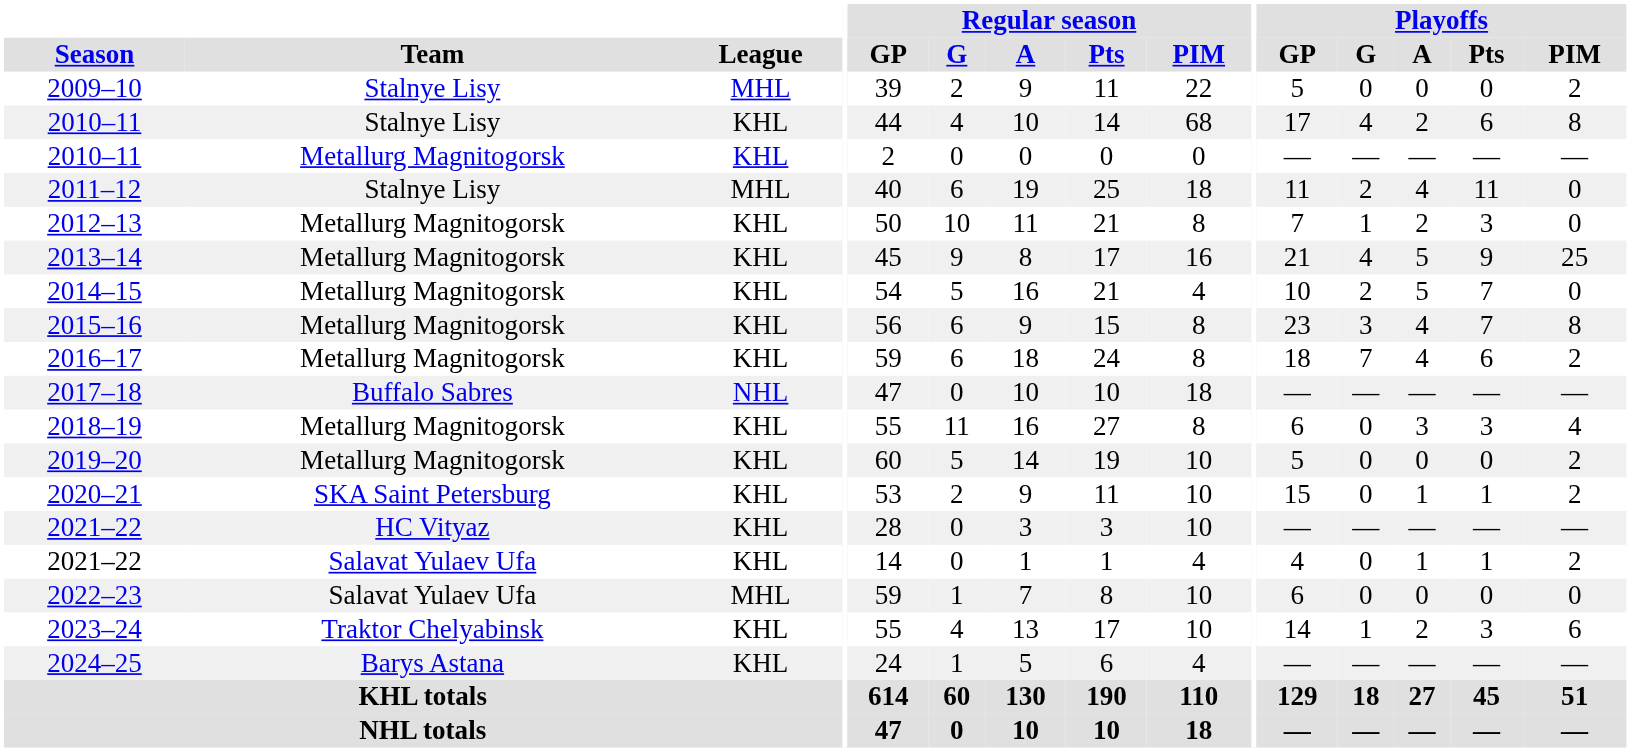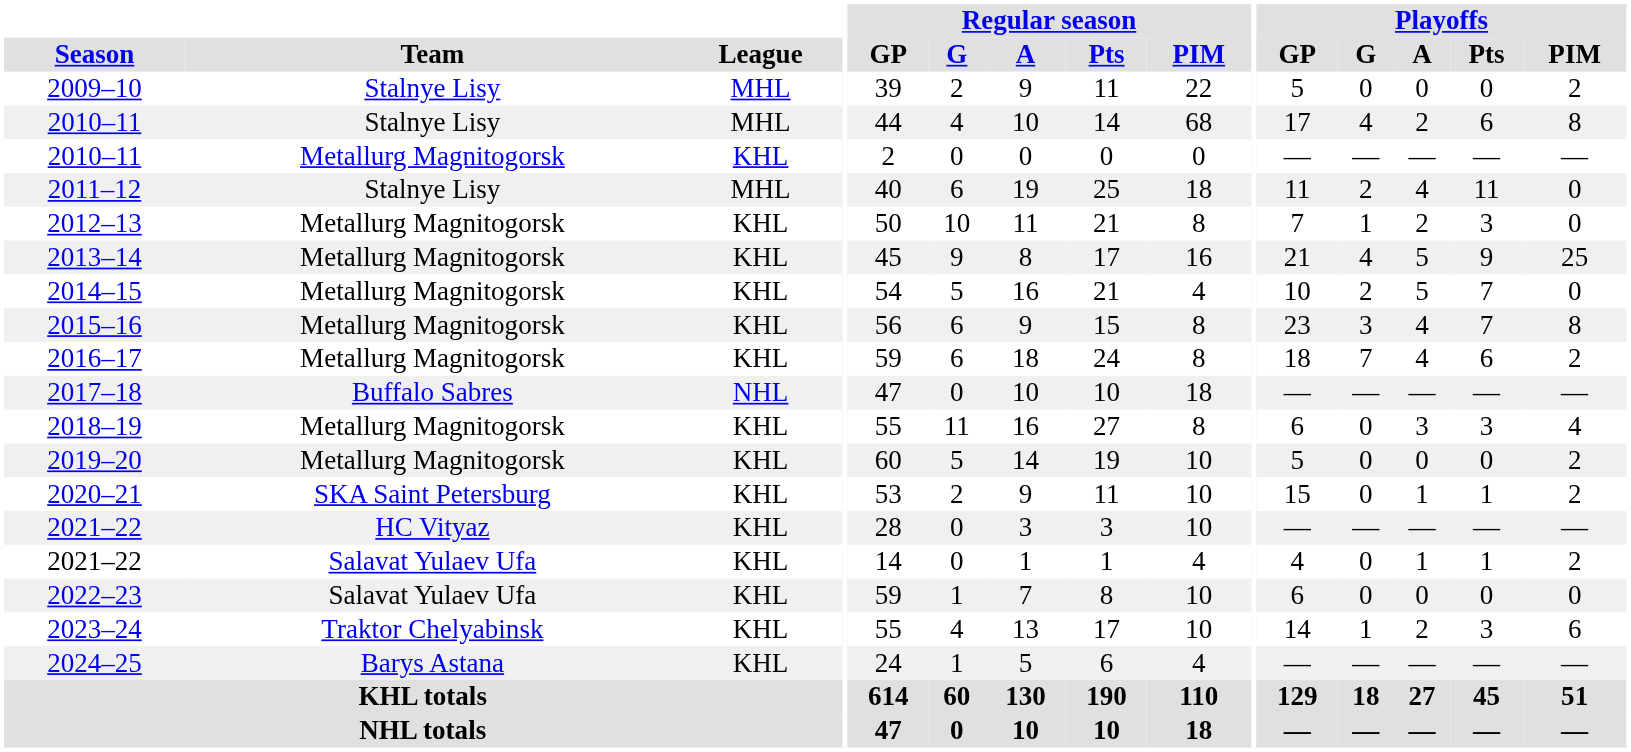(761, 121) KHL -> (761, 121) MHL
(761, 595) MHL -> (761, 595) KHL
